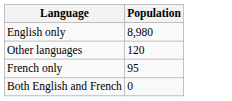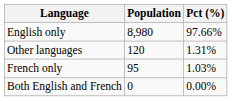+ column: (205, 13)
